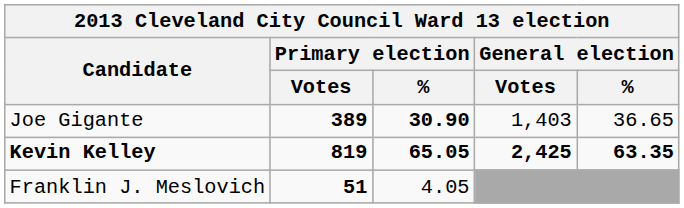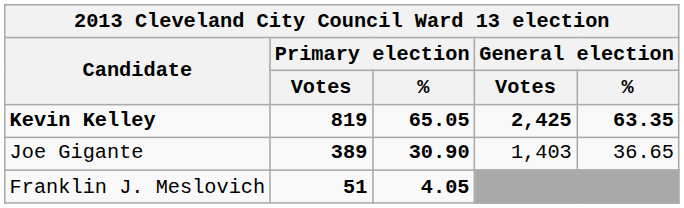rows swapped: (83, 154) <-> (77, 120)
(445, 187) normal -> (445, 187) bold
